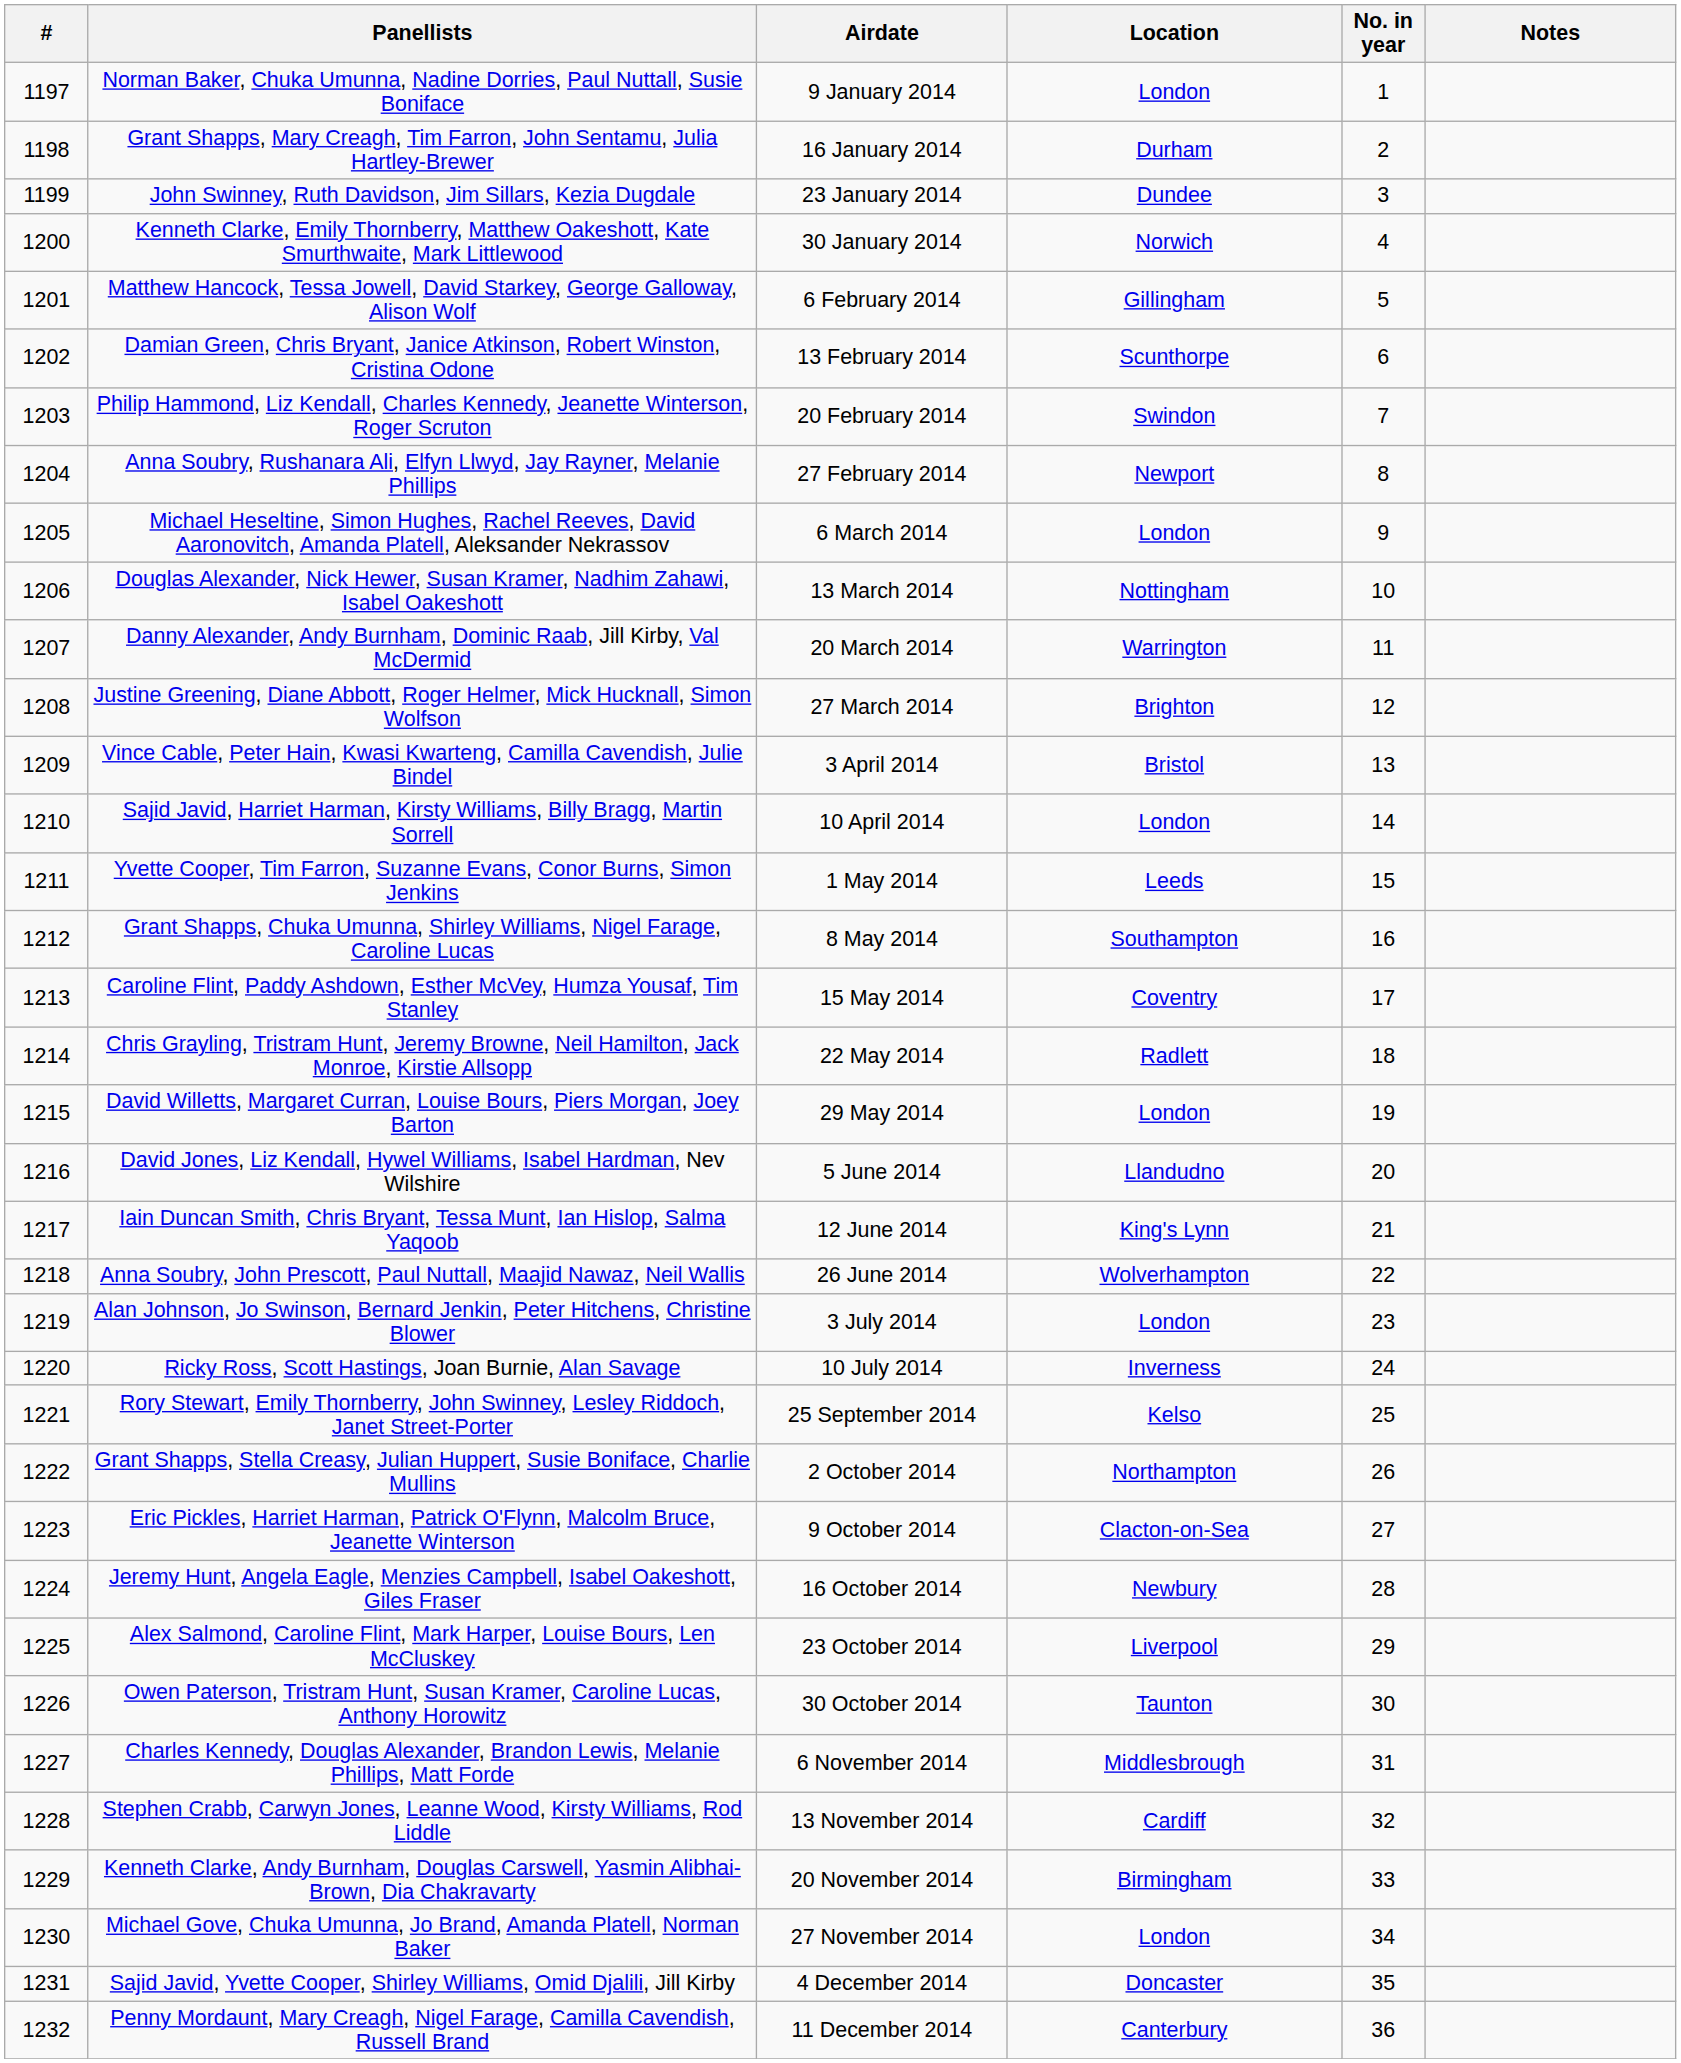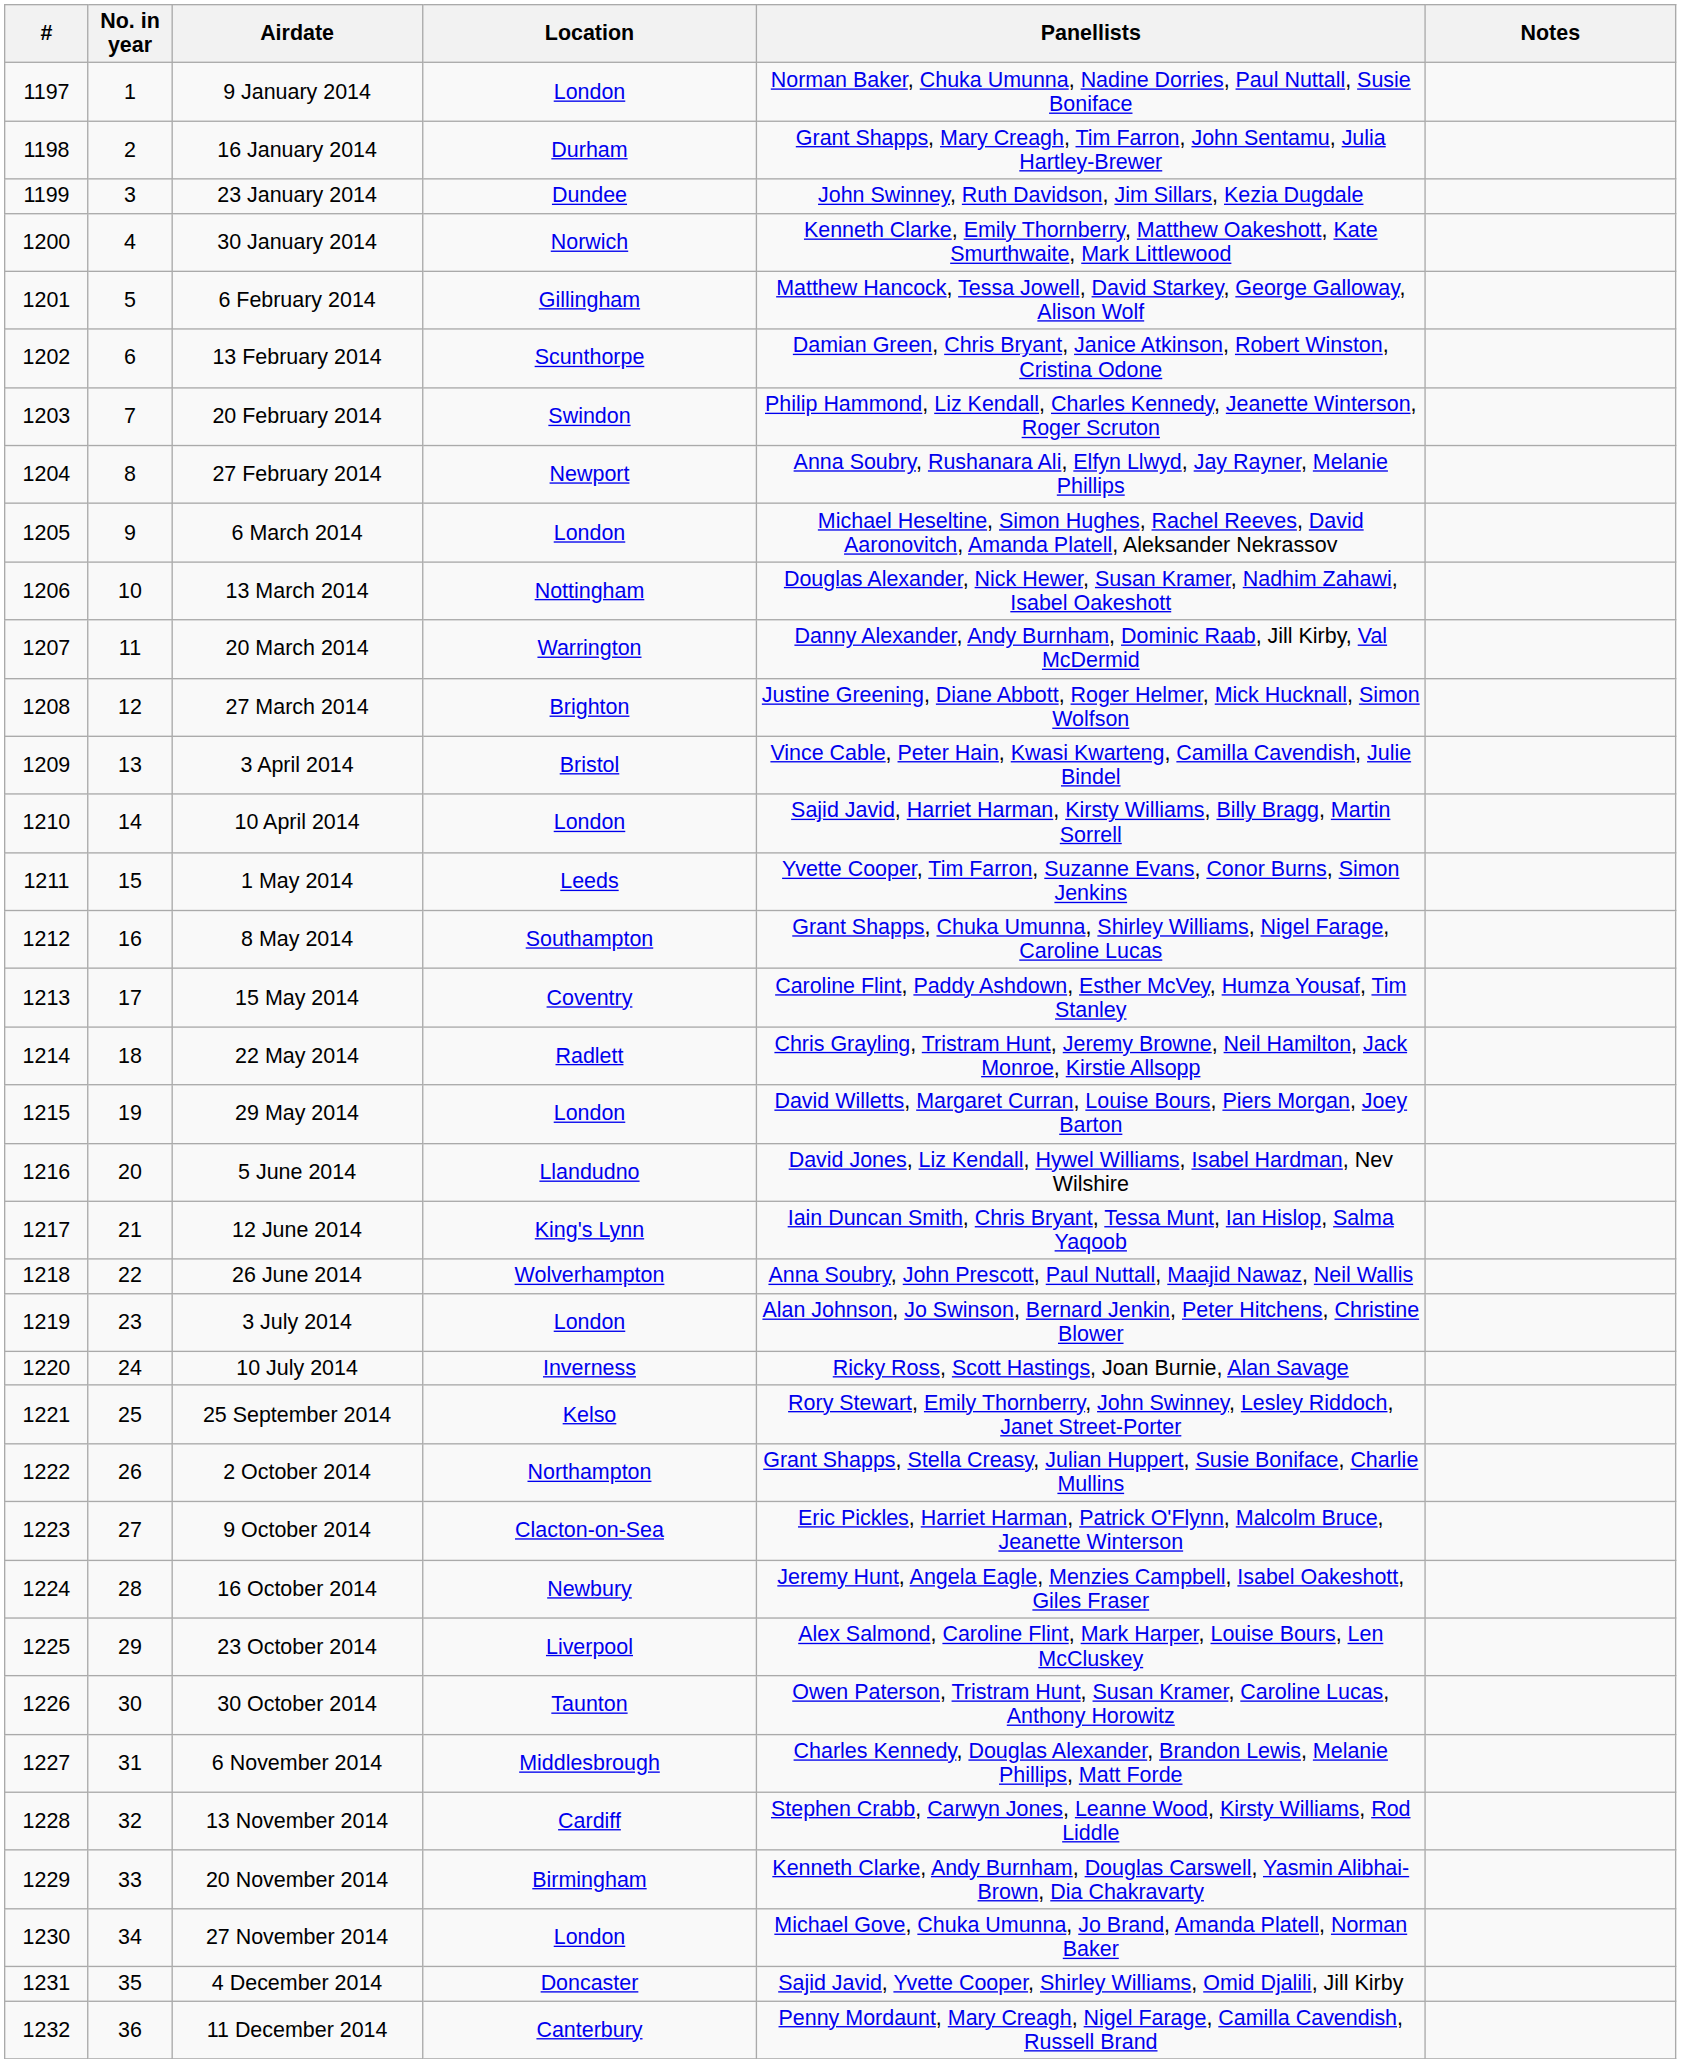columns swapped: (1383, 33) <-> (422, 33)
